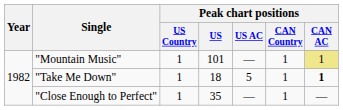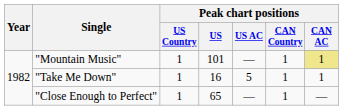(216, 77) 18 -> (216, 77) 16
(321, 77) bold -> (321, 77) normal
(216, 96) 35 -> (216, 96) 65
